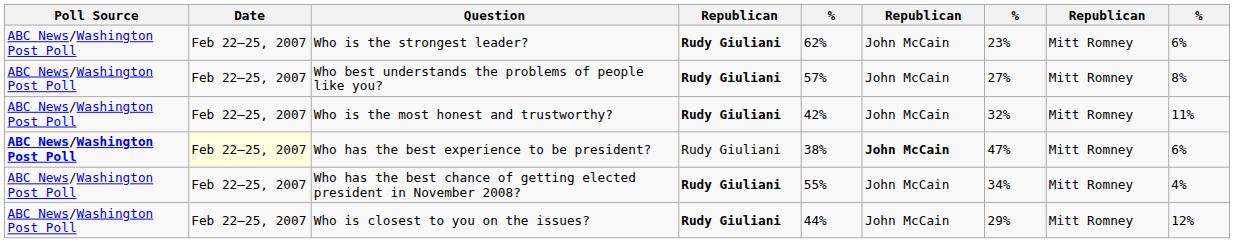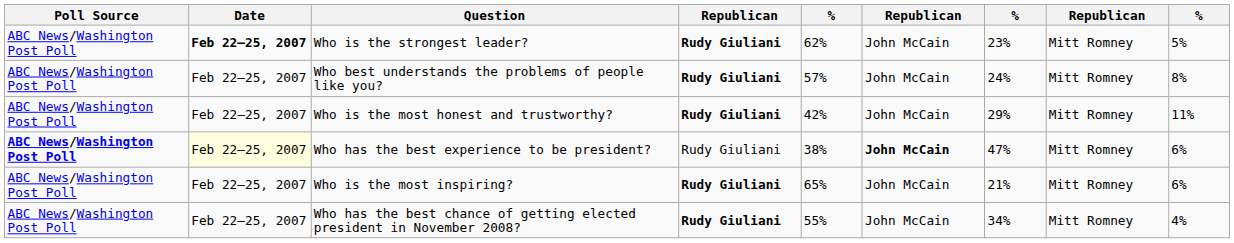(249, 43) normal -> (249, 43) bold
(1179, 43) 6% -> (1179, 43) 5%
(999, 78) 27% -> (999, 78) 24%
(999, 114) 32% -> (999, 114) 29%
+ row: (413, 185)
- row: (452, 220)
